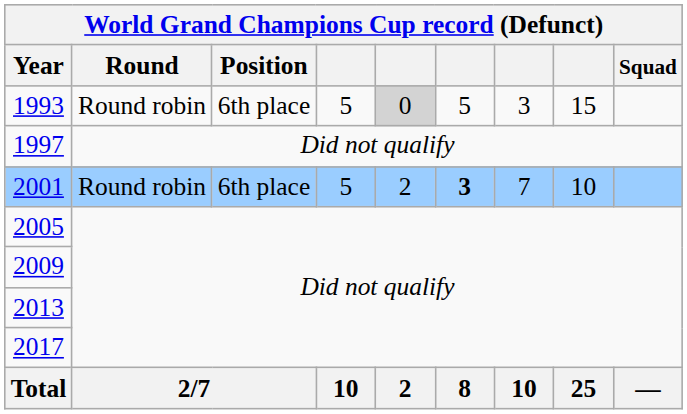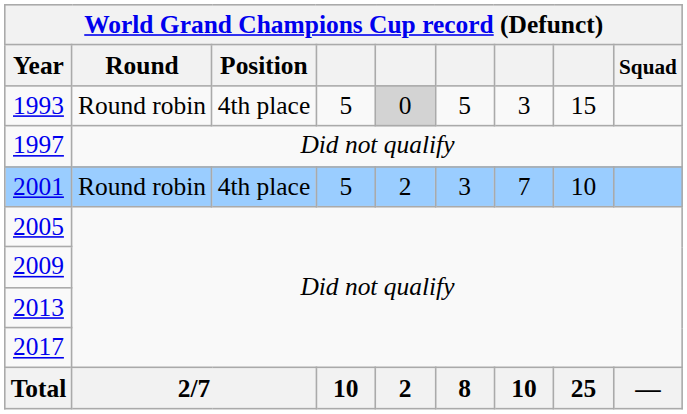(264, 105) 6th place -> (264, 105) 4th place
(264, 186) 6th place -> (264, 186) 4th place
(465, 186) bold -> (465, 186) normal
